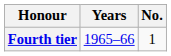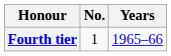columns swapped: (152, 16) <-> (109, 16)
